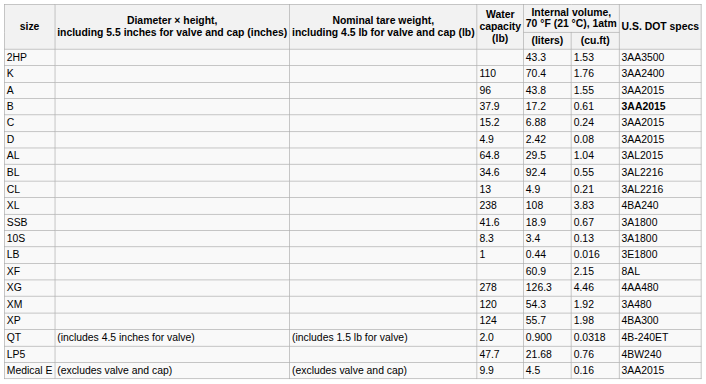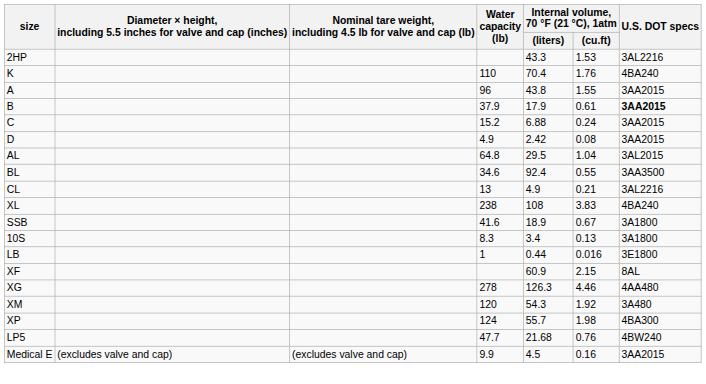(643, 57) 3AA3500 -> (642, 57) 3AL2216
(643, 73) 3AA2400 -> (640, 73) 4BA240
(536, 106) 17.2 -> (536, 106) 17.9
(642, 172) 3AL2216 -> (643, 172) 3AA3500
- row: (14, 337)
